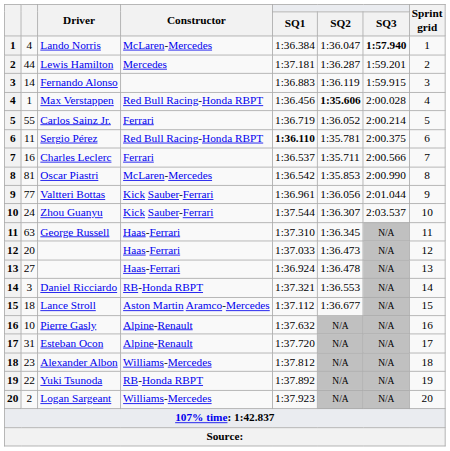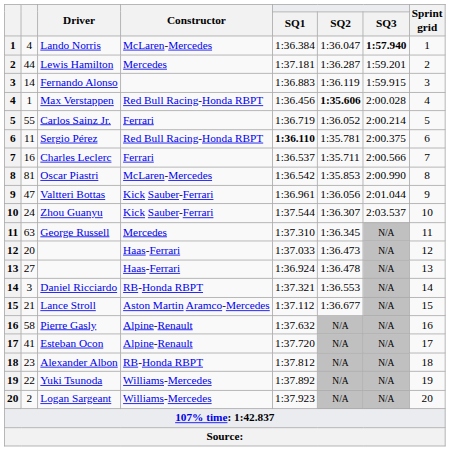(29, 194) 77 -> (29, 194) 47
(152, 231) Haas-Ferrari -> (145, 231) Mercedes
(29, 306) 18 -> (29, 306) 21
(29, 324) 10 -> (29, 324) 58
(29, 343) 31 -> (29, 343) 41
(167, 361) Williams-Mercedes -> (163, 361) RB-Honda RBPT
(163, 380) RB-Honda RBPT -> (167, 380) Williams-Mercedes
